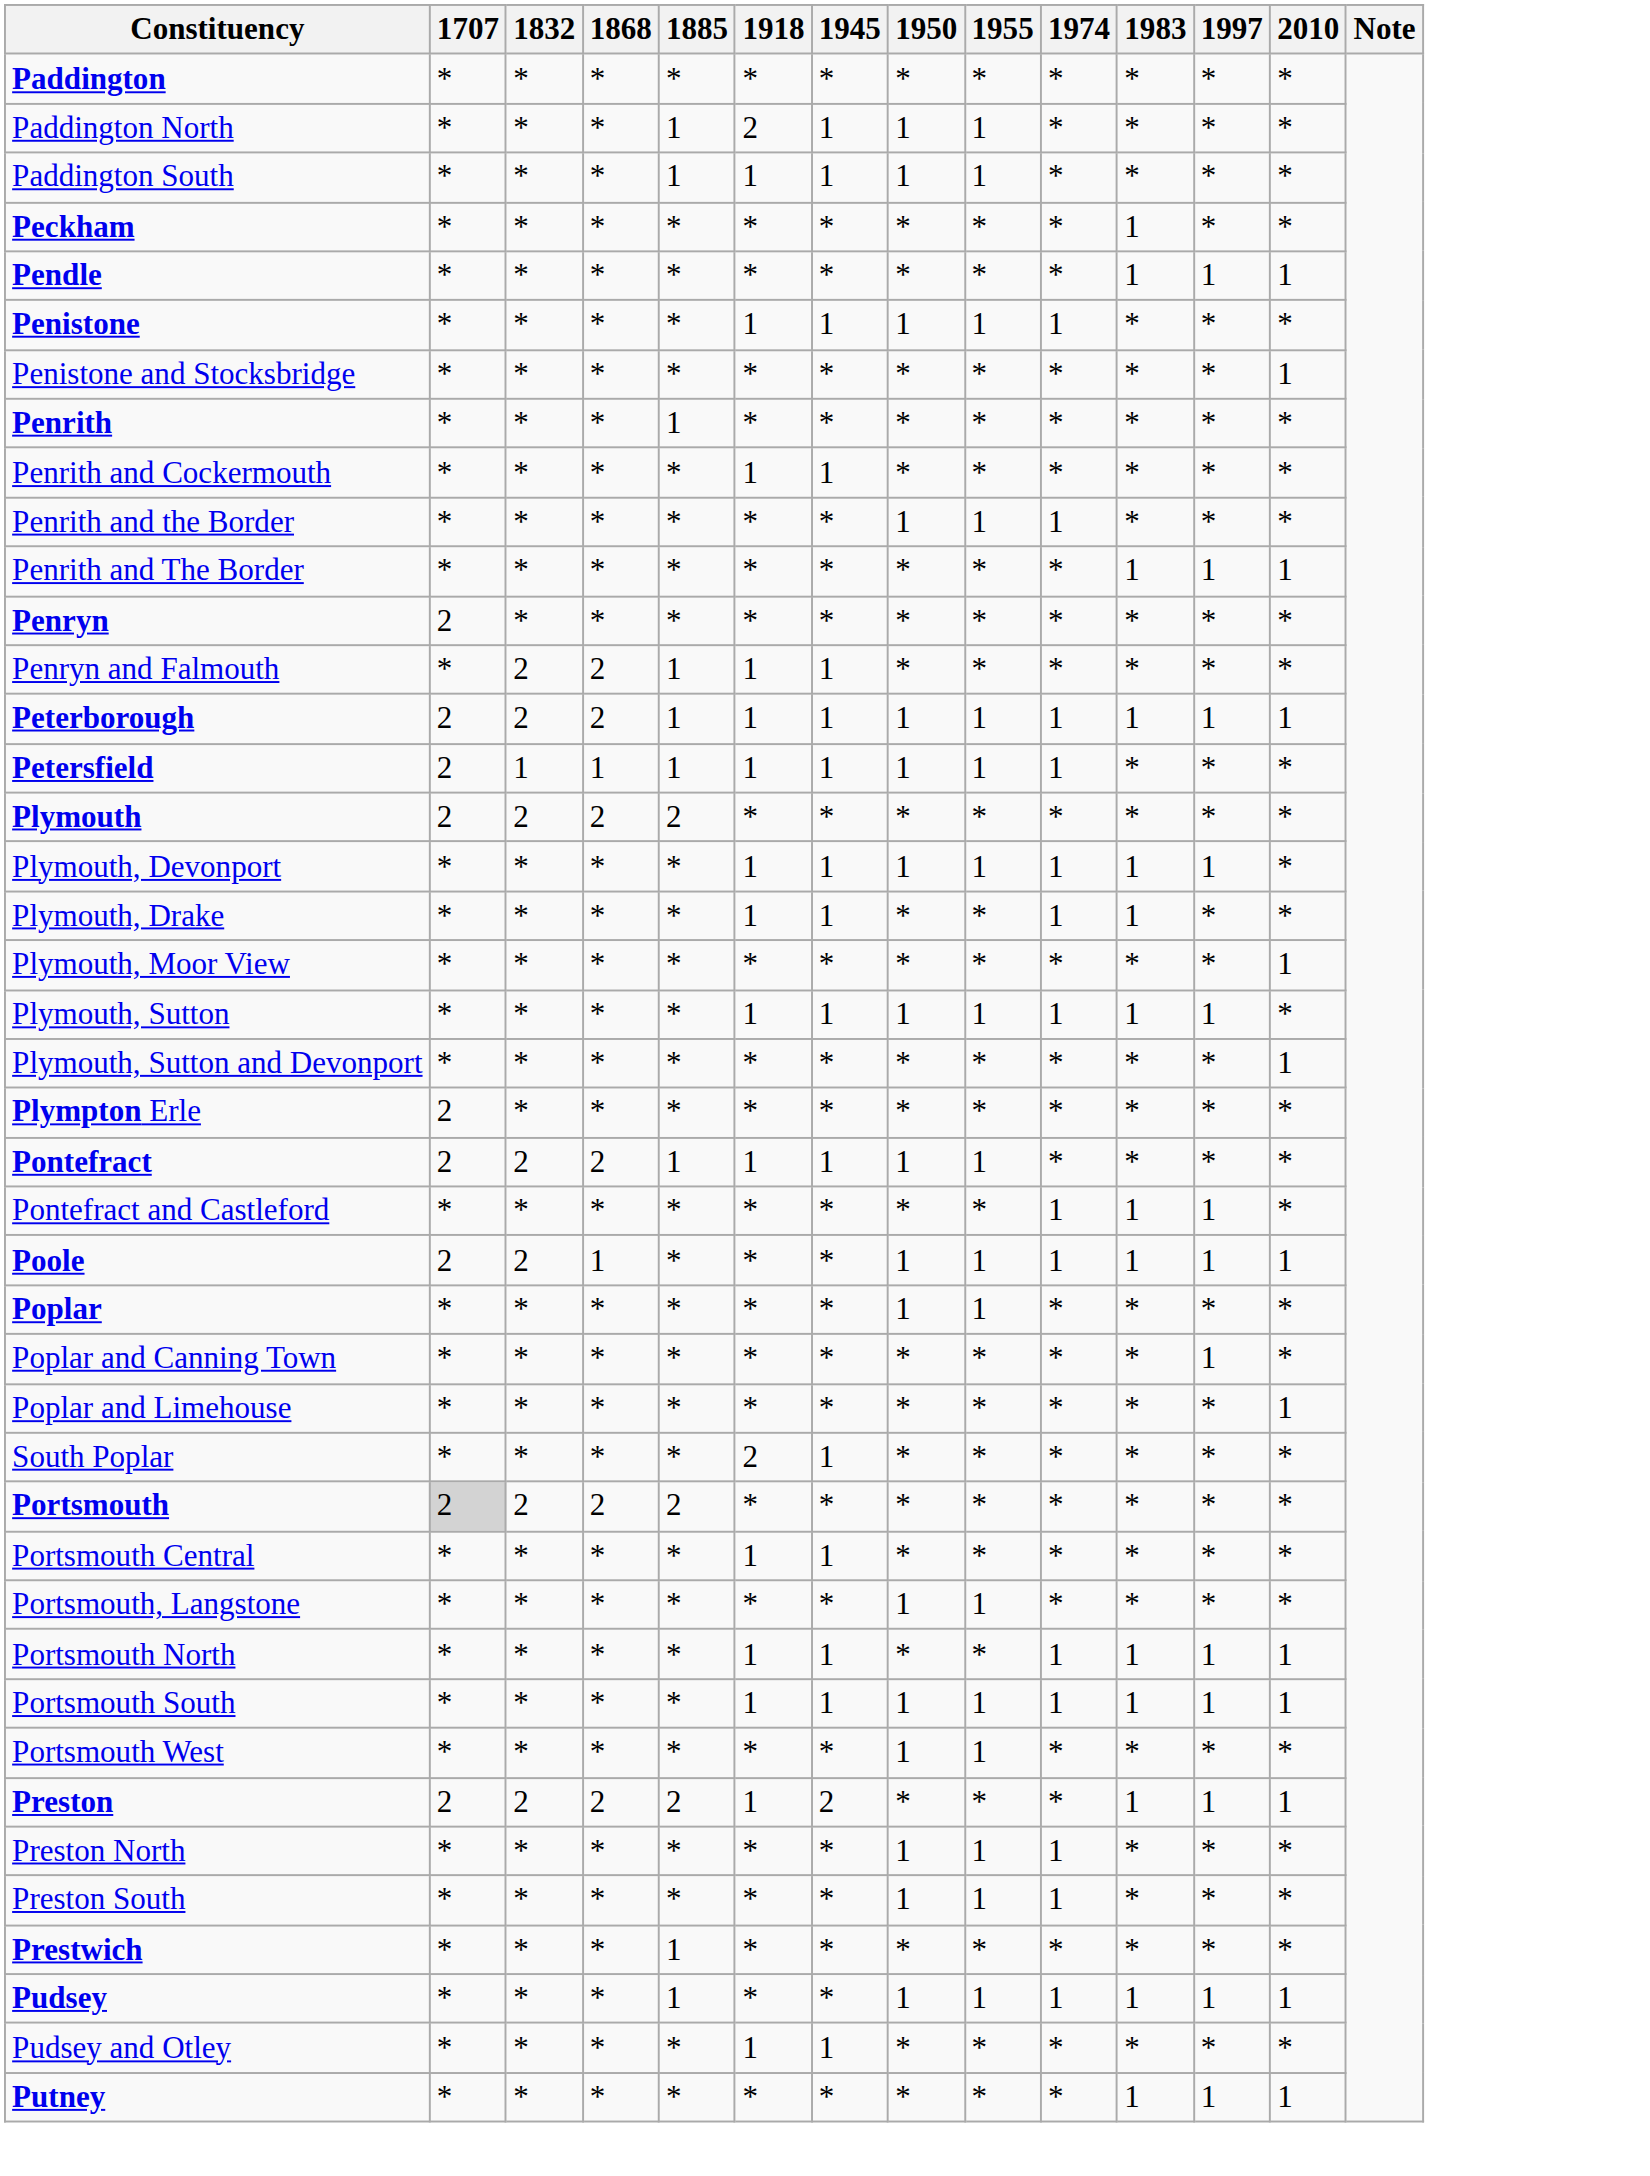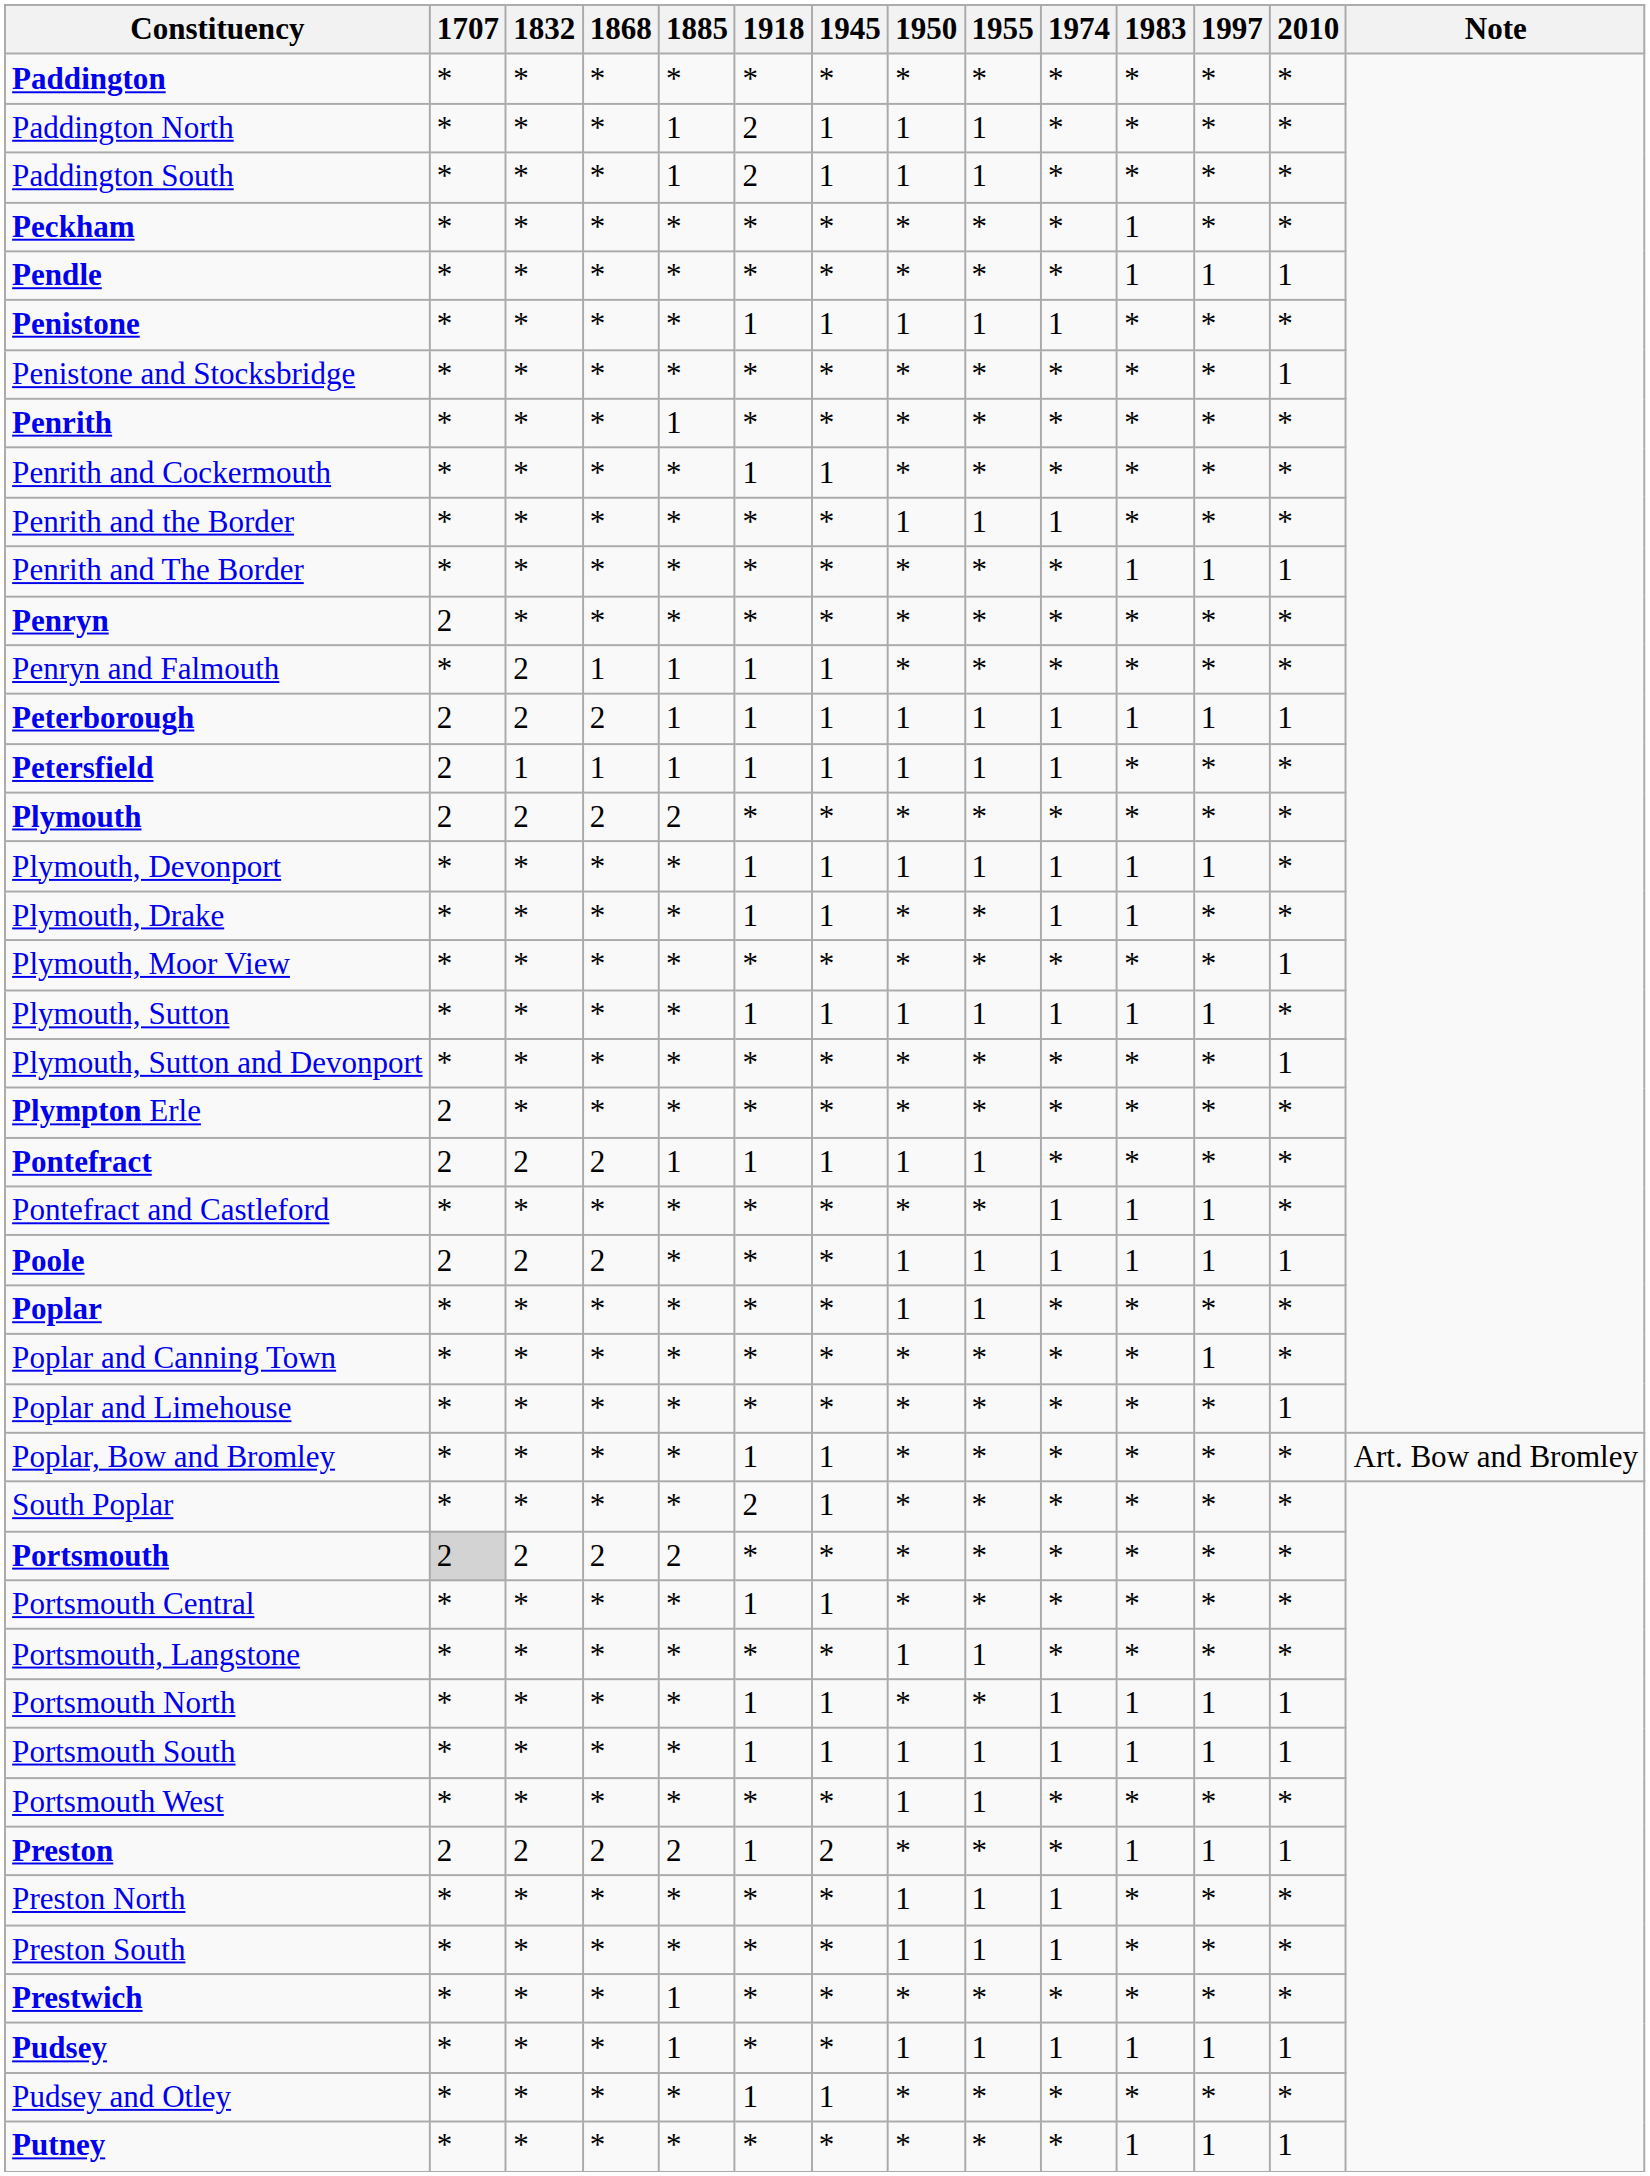(750, 176) 1 -> (750, 176) 2
(597, 669) 2 -> (597, 669) 1
(597, 1259) 1 -> (597, 1259) 2
+ row: (174, 1456)
